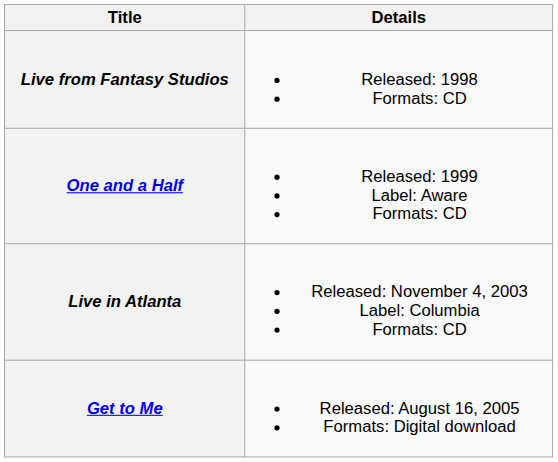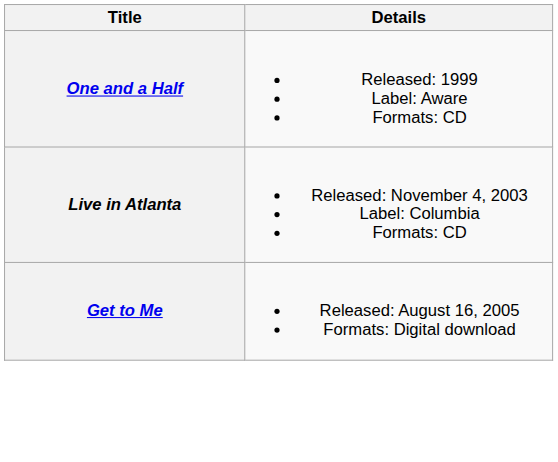- row: (125, 79)
